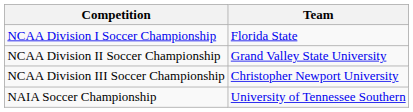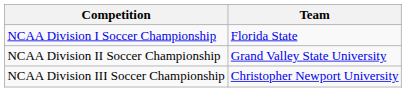- row: (82, 96)
